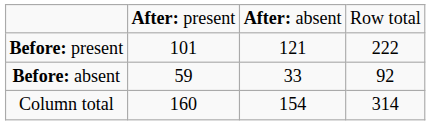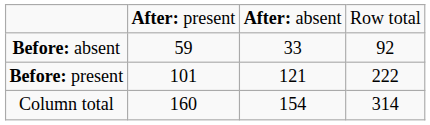rows swapped: (66, 47) <-> (66, 76)
